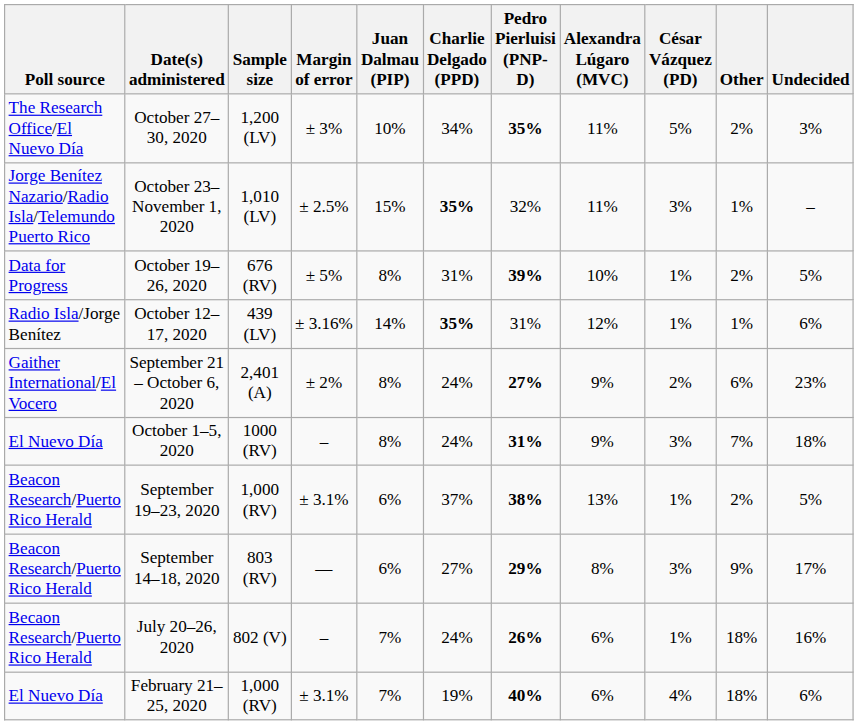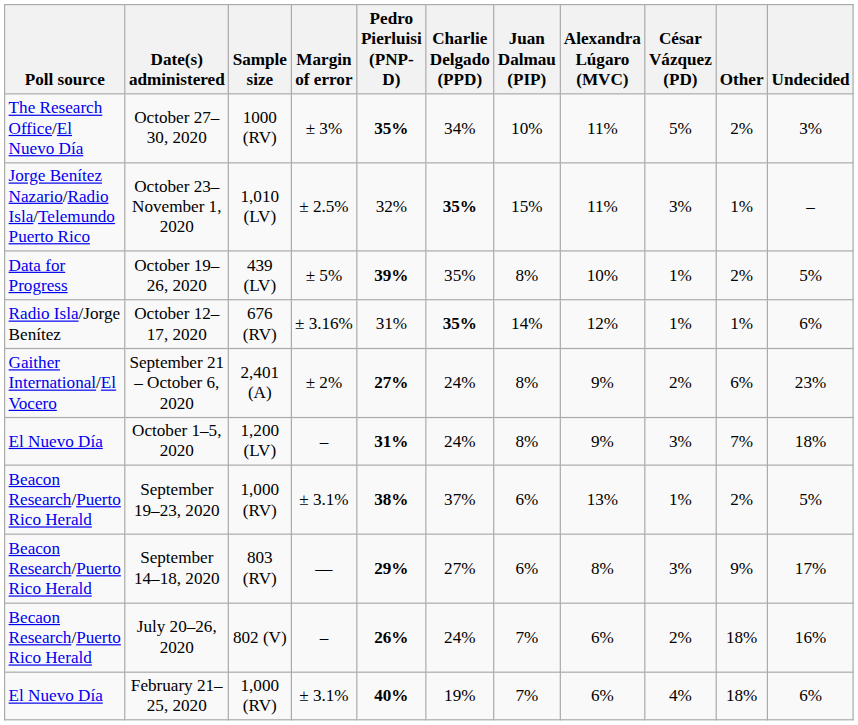columns swapped: (525, 49) <-> (390, 59)
(260, 128) 1,200 (LV) -> (260, 128) 1000 (RV)
(260, 275) 676 (RV) -> (260, 275) 439 (LV)
(457, 275) 31% -> (460, 275) 35%
(260, 324) 439 (LV) -> (260, 324) 676 (RV)
(260, 441) 1000 (RV) -> (260, 441) 1,200 (LV)
(680, 637) 1% -> (680, 637) 2%
